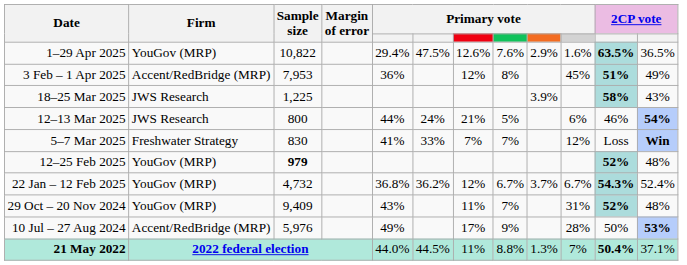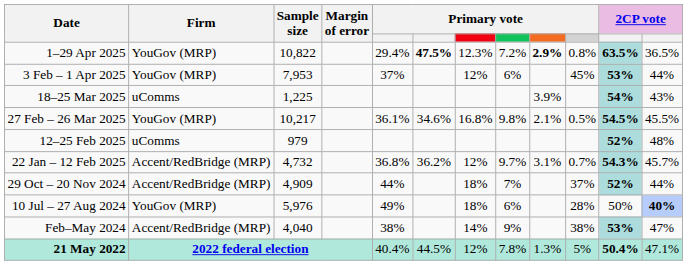(433, 53) normal -> (434, 53) bold
(473, 53) 12.6% -> (475, 53) 12.3%
(510, 53) 7.6% -> (512, 53) 7.2%
(544, 53) normal -> (547, 53) bold
(578, 53) 1.6% -> (582, 53) 0.8%
(201, 75) Accent/RedBridge (MRP) -> (174, 75) YouGov (MRP)
(392, 75) 36% -> (392, 75) 37%
(510, 75) 8% -> (512, 75) 6%
(616, 75) 51% -> (620, 75) 53%
(658, 75) 49% -> (662, 75) 44%
(170, 97) JWS Research -> (156, 97) uComms
(616, 97) 58% -> (620, 97) 54%
- row: (81, 118)
- row: (88, 140)
+ row: (67, 118)
(174, 162) YouGov (MRP) -> (156, 140) uComms
(298, 162) bold -> (298, 140) normal
(174, 184) YouGov (MRP) -> (201, 162) Accent/RedBridge (MRP)
(510, 184) 6.7% -> (512, 162) 9.7%
(544, 184) 3.7% -> (547, 162) 3.1%
(578, 184) 6.7% -> (582, 162) 0.7%
(658, 184) 52.4% -> (662, 162) 45.7%
(174, 206) YouGov (MRP) -> (201, 184) Accent/RedBridge (MRP)
(298, 206) 9,409 -> (298, 184) 4,909
(392, 206) 43% -> (392, 184) 44%
(473, 206) 11% -> (475, 184) 18%
(578, 206) 31% -> (582, 184) 37%
(658, 206) 48% -> (662, 184) 44%
(201, 228) Accent/RedBridge (MRP) -> (174, 206) YouGov (MRP)
(473, 228) 17% -> (475, 206) 18%
(510, 228) 9% -> (512, 206) 6%
(658, 228) 53% -> (662, 206) 40%
+ row: (85, 228)
(392, 249) 44.0% -> (392, 249) 40.4%
(473, 249) 11% -> (475, 249) 12%
(510, 249) 8.8% -> (512, 249) 7.8%
(578, 249) 7% -> (582, 249) 5%
(658, 249) 37.1% -> (662, 249) 47.1%
